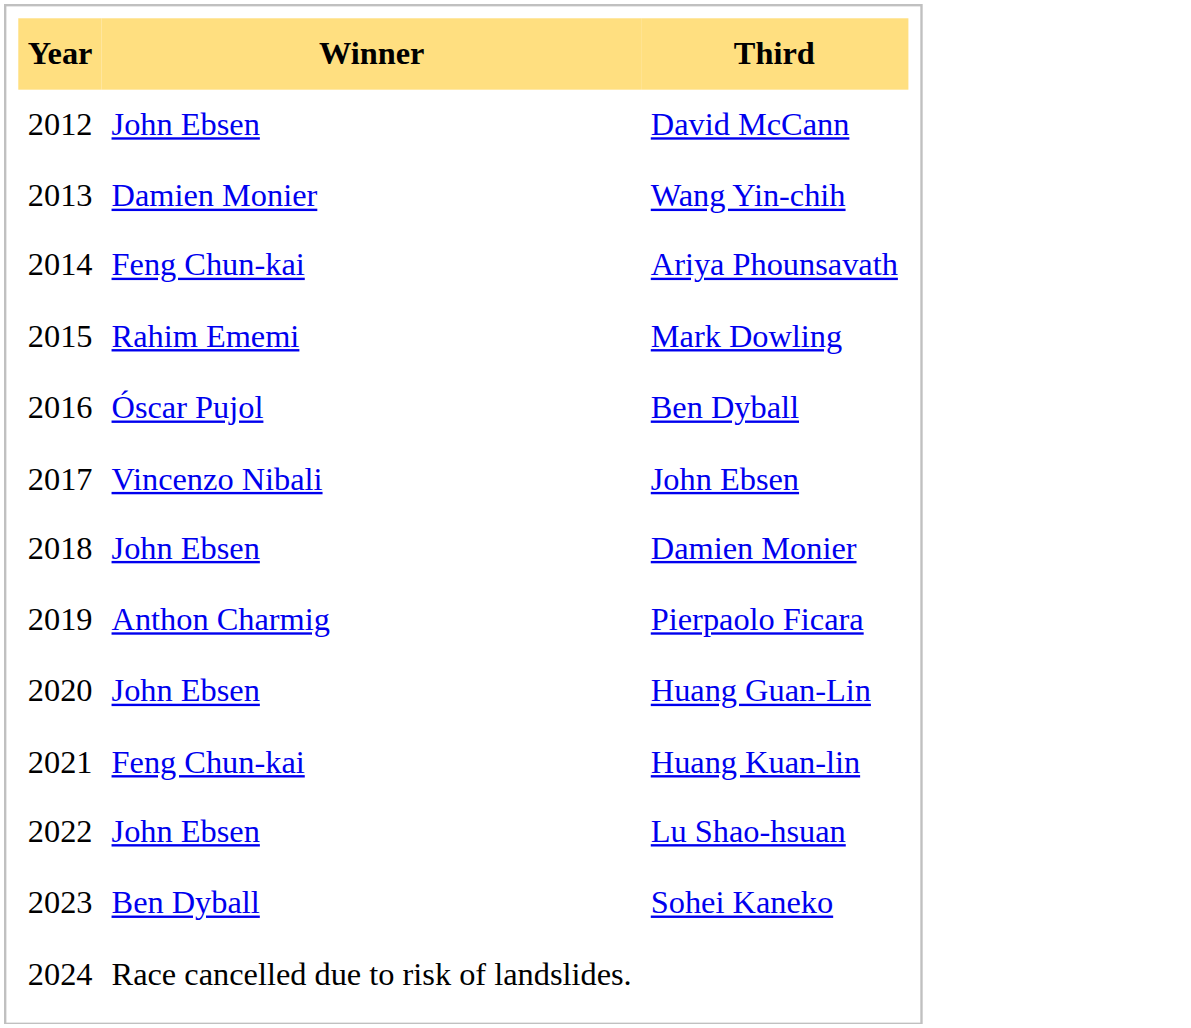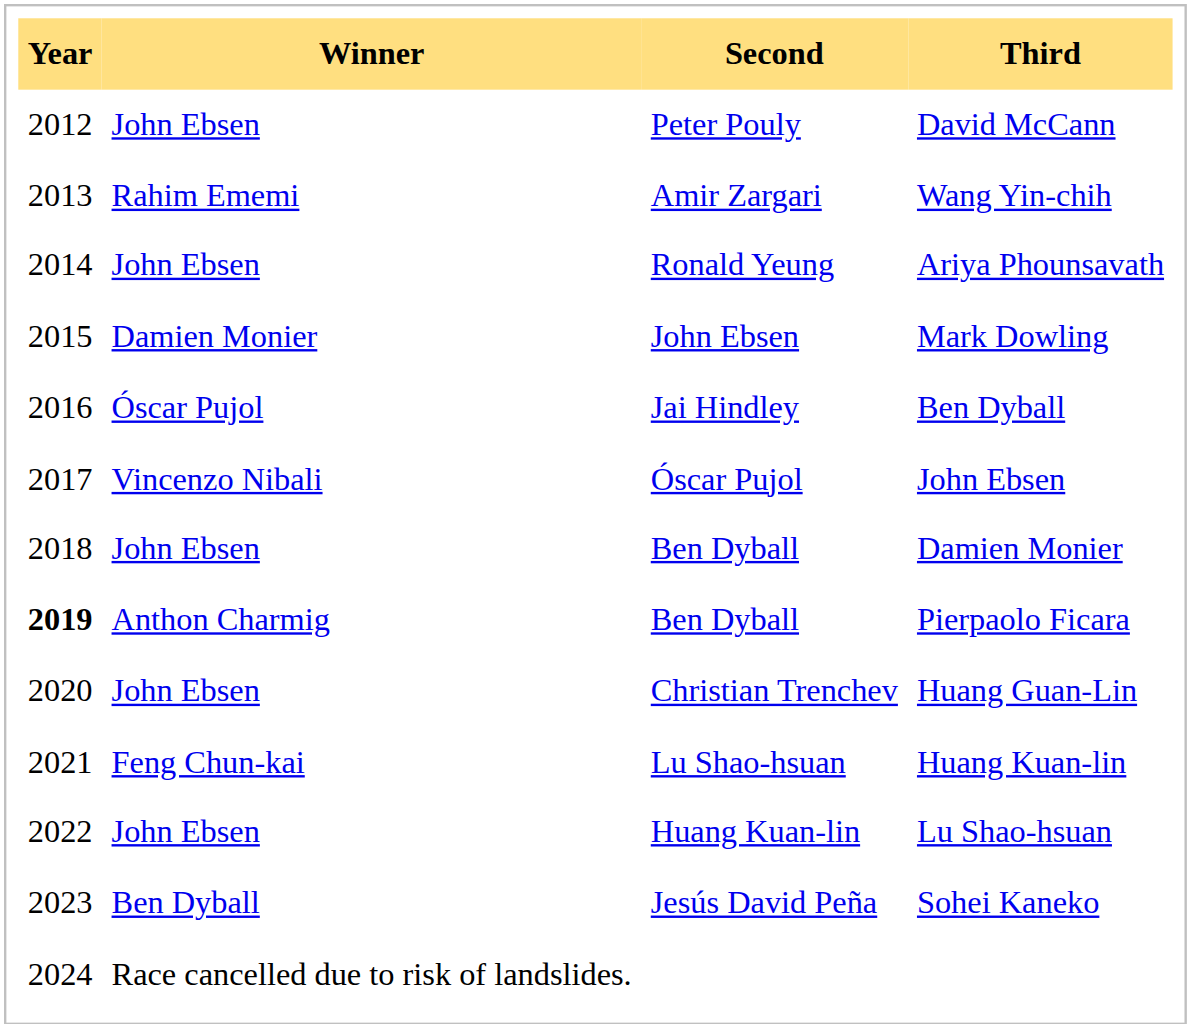+ column: (774, 53)
(214, 194) Damien Monier -> (205, 194) Rahim Ememi
(208, 265) Feng Chun-kai -> (186, 265) John Ebsen
(205, 336) Rahim Ememi -> (214, 336) Damien Monier
(60, 620) normal -> (60, 620) bold
